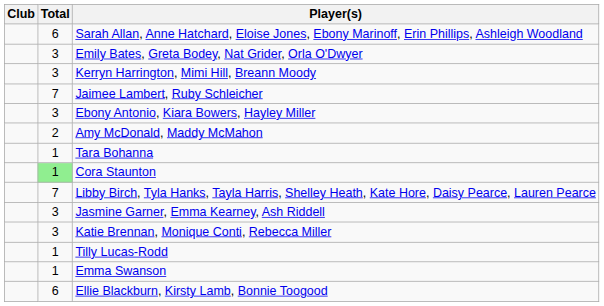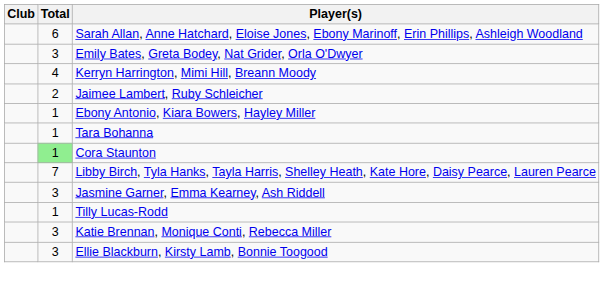(55, 73) 3 -> (55, 73) 4
(55, 93) 7 -> (55, 93) 2
(55, 113) 3 -> (55, 113) 1
- row: (169, 133)
rows swapped: (203, 232) <-> (122, 251)
- row: (121, 271)
(55, 291) 6 -> (55, 251) 3
